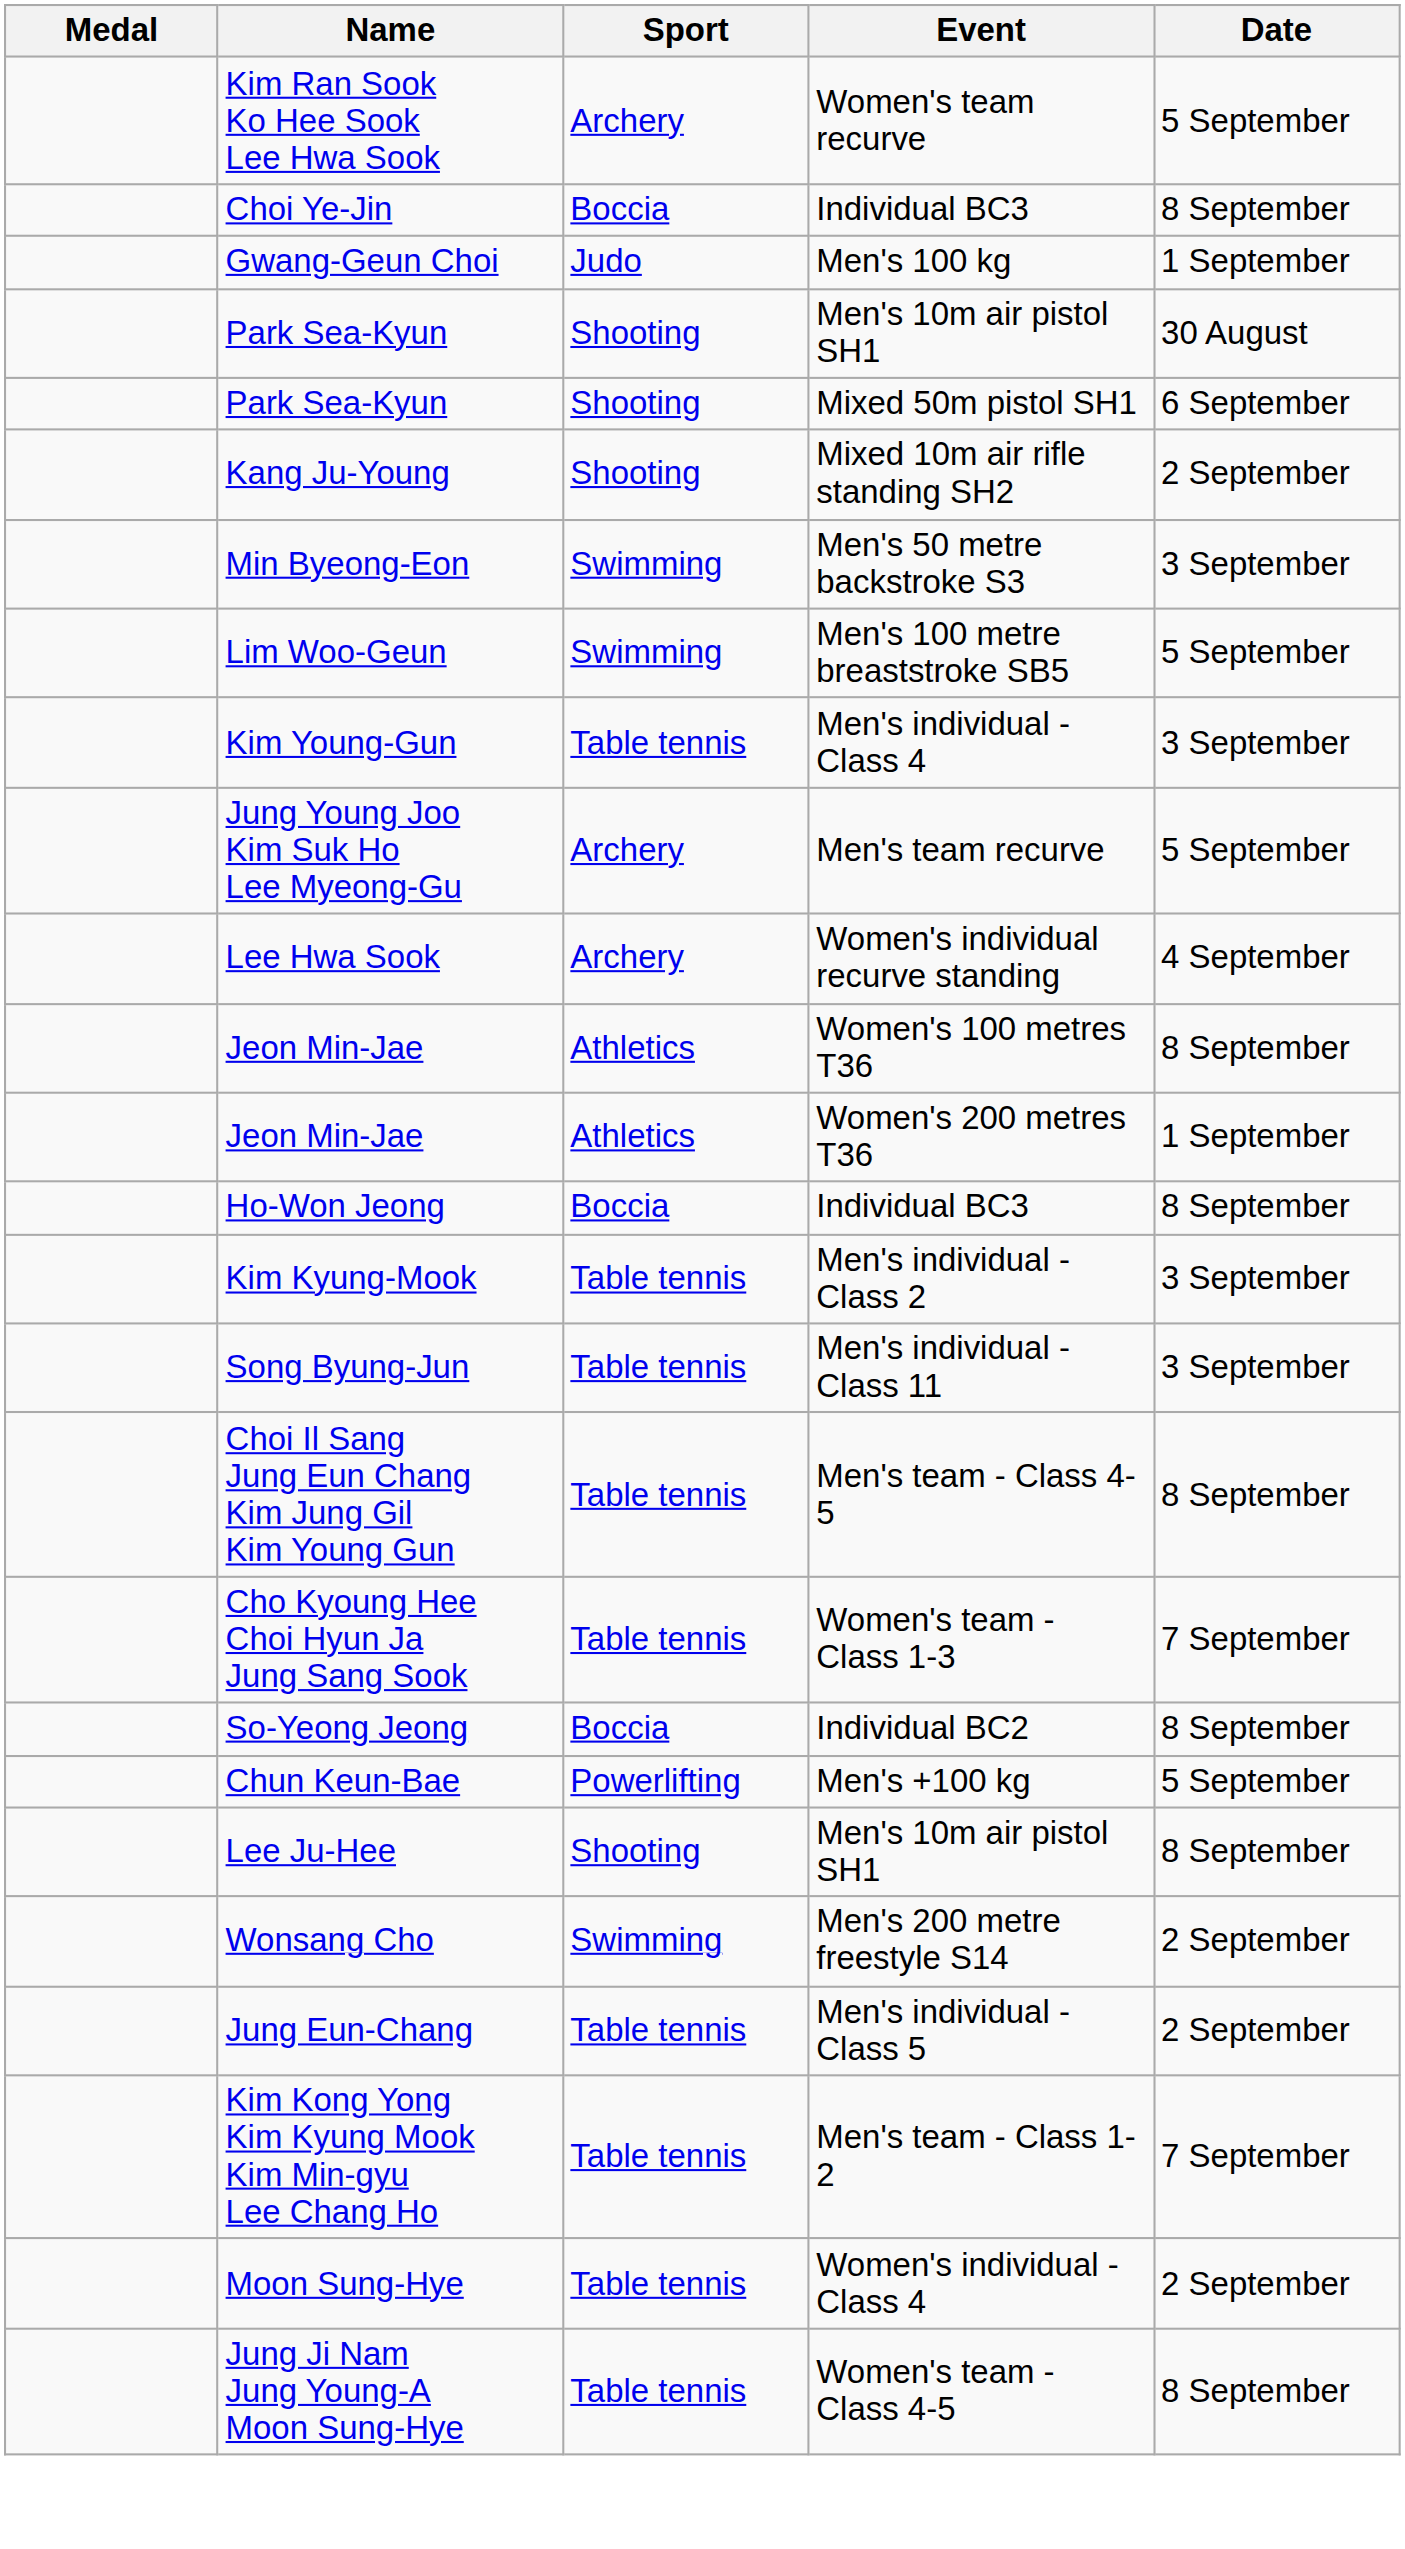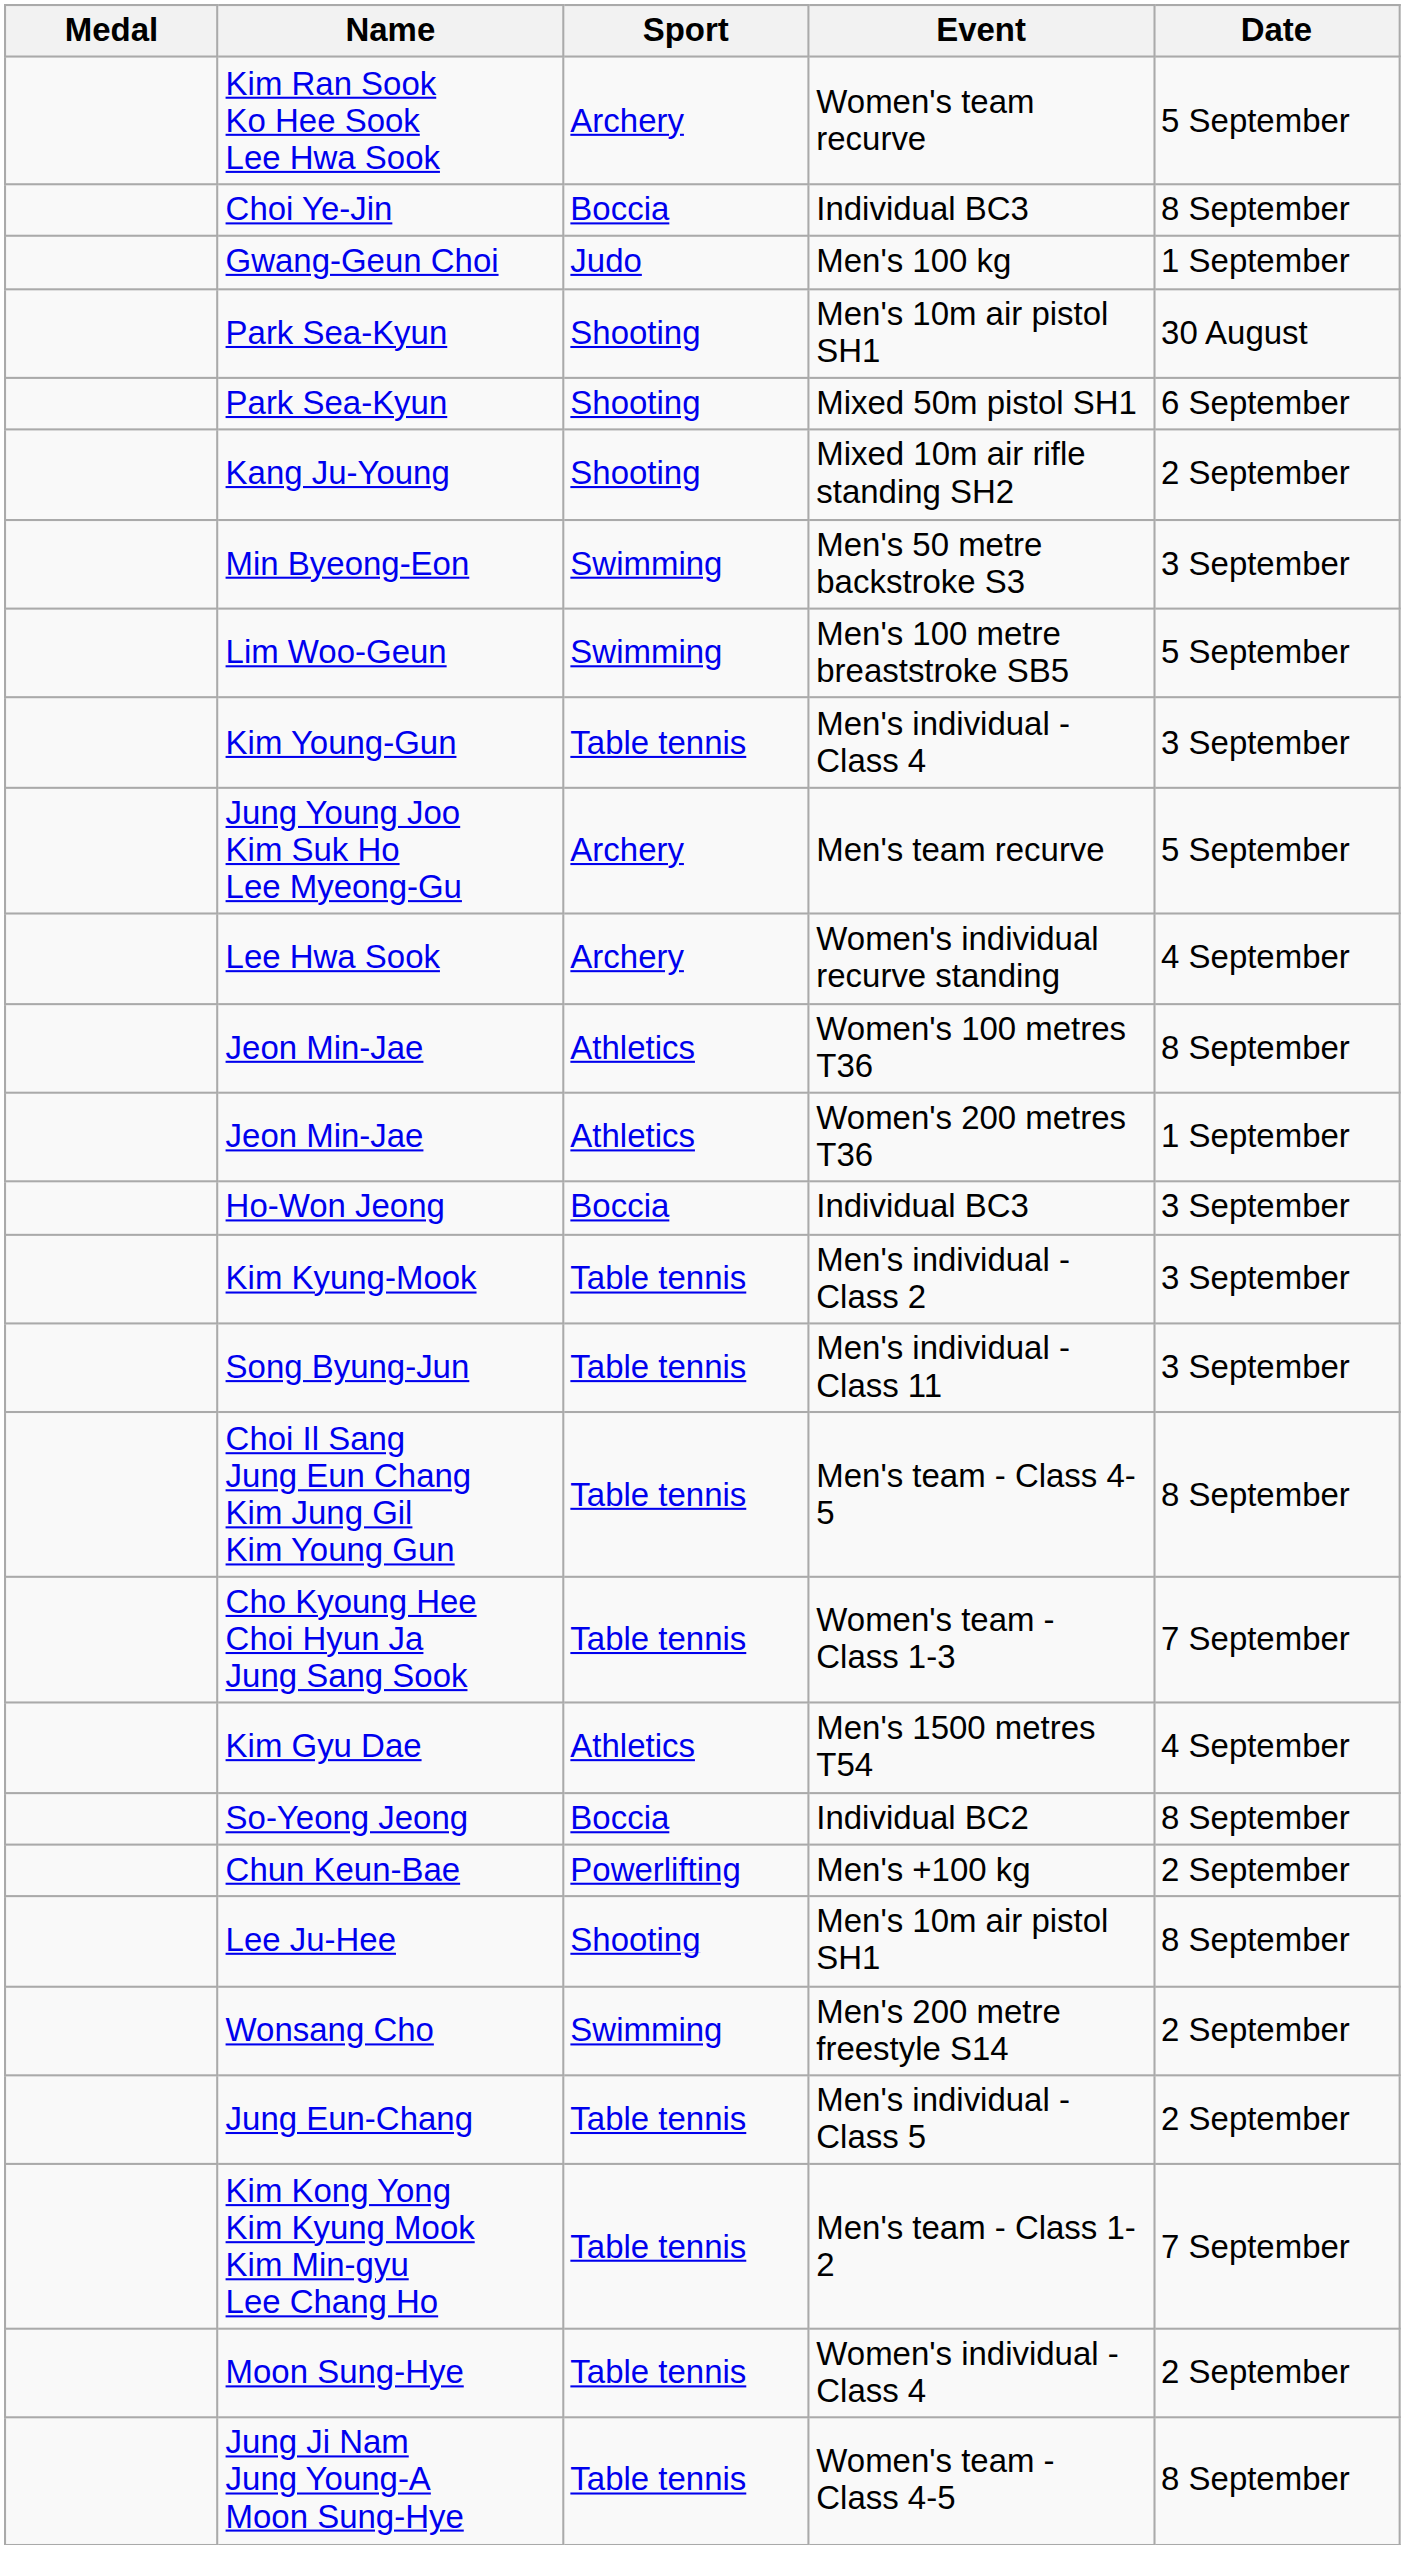(1255, 1207) 8 September -> (1255, 1207) 3 September
+ row: (324, 1746)
(1255, 1780) 5 September -> (1255, 1869) 2 September
